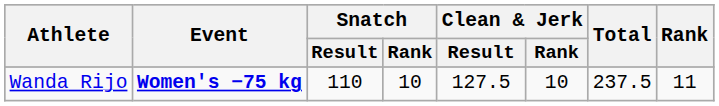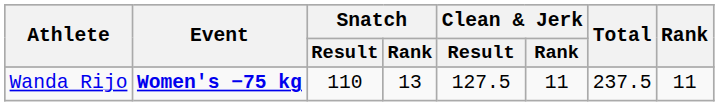(410, 83) 10 -> (410, 83) 13
(557, 83) 10 -> (557, 83) 11
